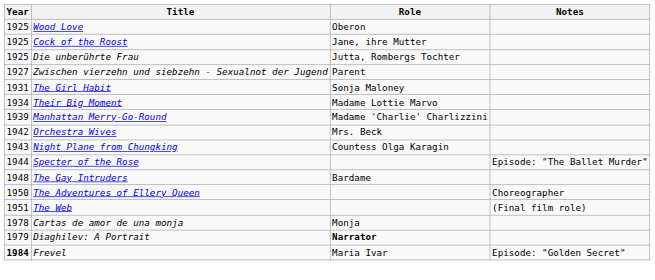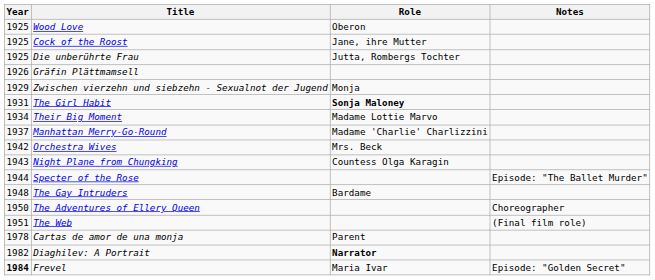+ row: (86, 72)
(18, 72) 1927 -> (18, 87) 1929
(349, 72) Parent -> (346, 87) Monja
(368, 87) normal -> (368, 102) bold
(18, 117) 1939 -> (18, 132) 1937
(346, 222) Monja -> (349, 238) Parent
(18, 238) 1979 -> (18, 253) 1982
